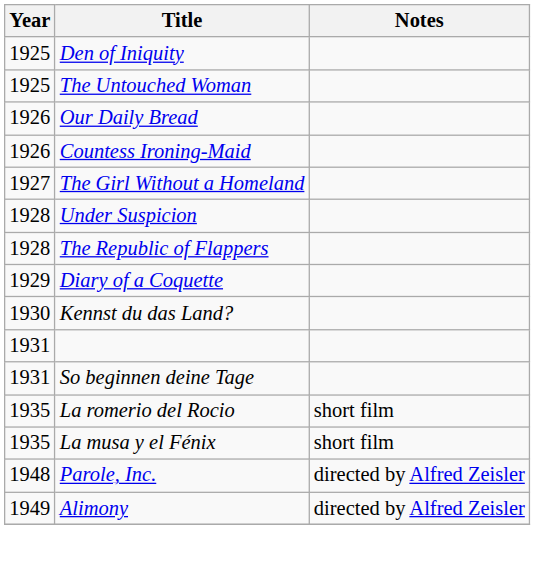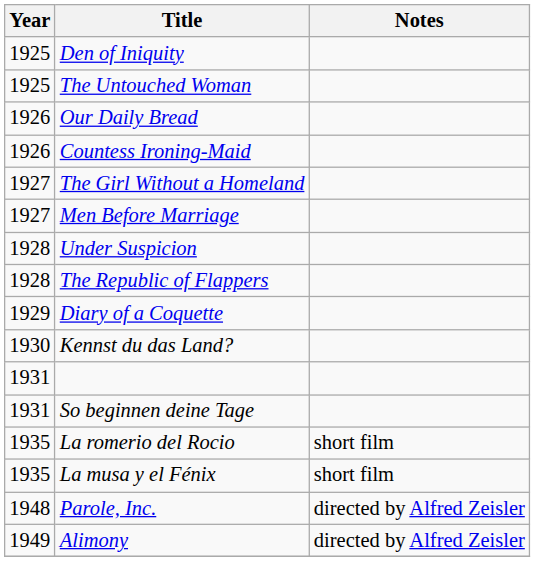+ row: (30, 215)
